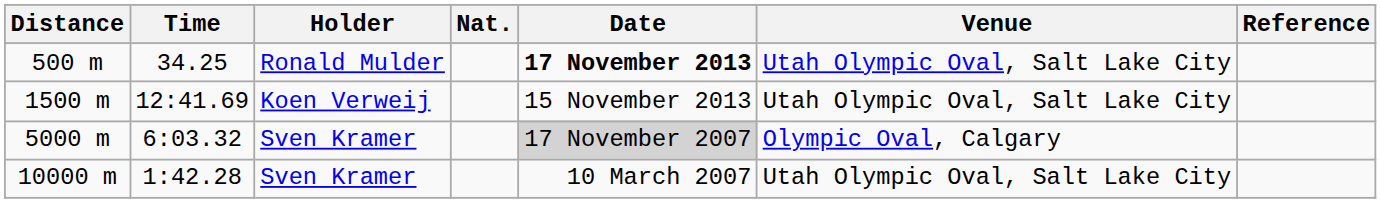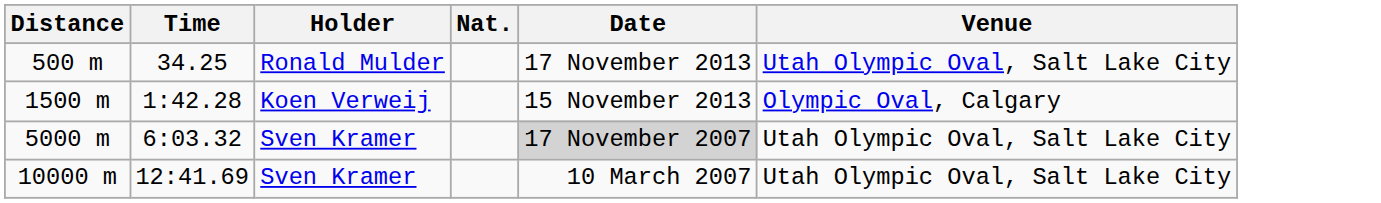- column: (1306, 24)
(638, 63) bold -> (638, 63) normal
(192, 101) 12:41.69 -> (192, 101) 1:42.28
(997, 101) Utah Olympic Oval, Salt Lake City -> (912, 101) Olympic Oval, Calgary
(912, 140) Olympic Oval, Calgary -> (997, 140) Utah Olympic Oval, Salt Lake City
(192, 178) 1:42.28 -> (192, 178) 12:41.69
